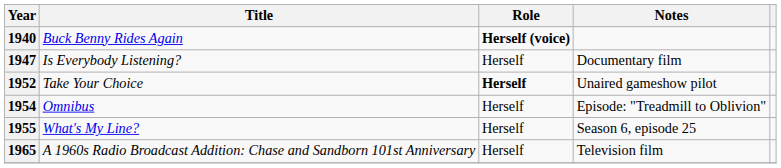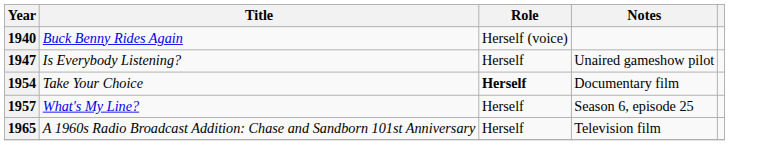(526, 38) bold -> (525, 38) normal
(629, 60) Documentary film -> (644, 60) Unaired gameshow pilot
(22, 83) 1952 -> (22, 83) 1954
(647, 83) Unaired gameshow pilot -> (627, 83) Documentary film
- row: (68, 106)
(22, 128) 1955 -> (22, 106) 1957
